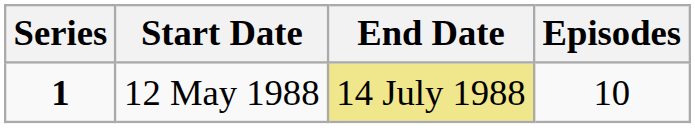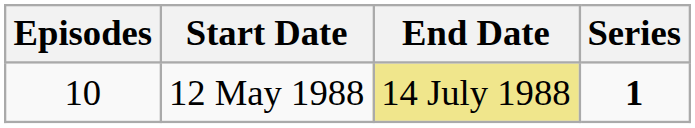columns swapped: (60, 33) <-> (612, 33)
